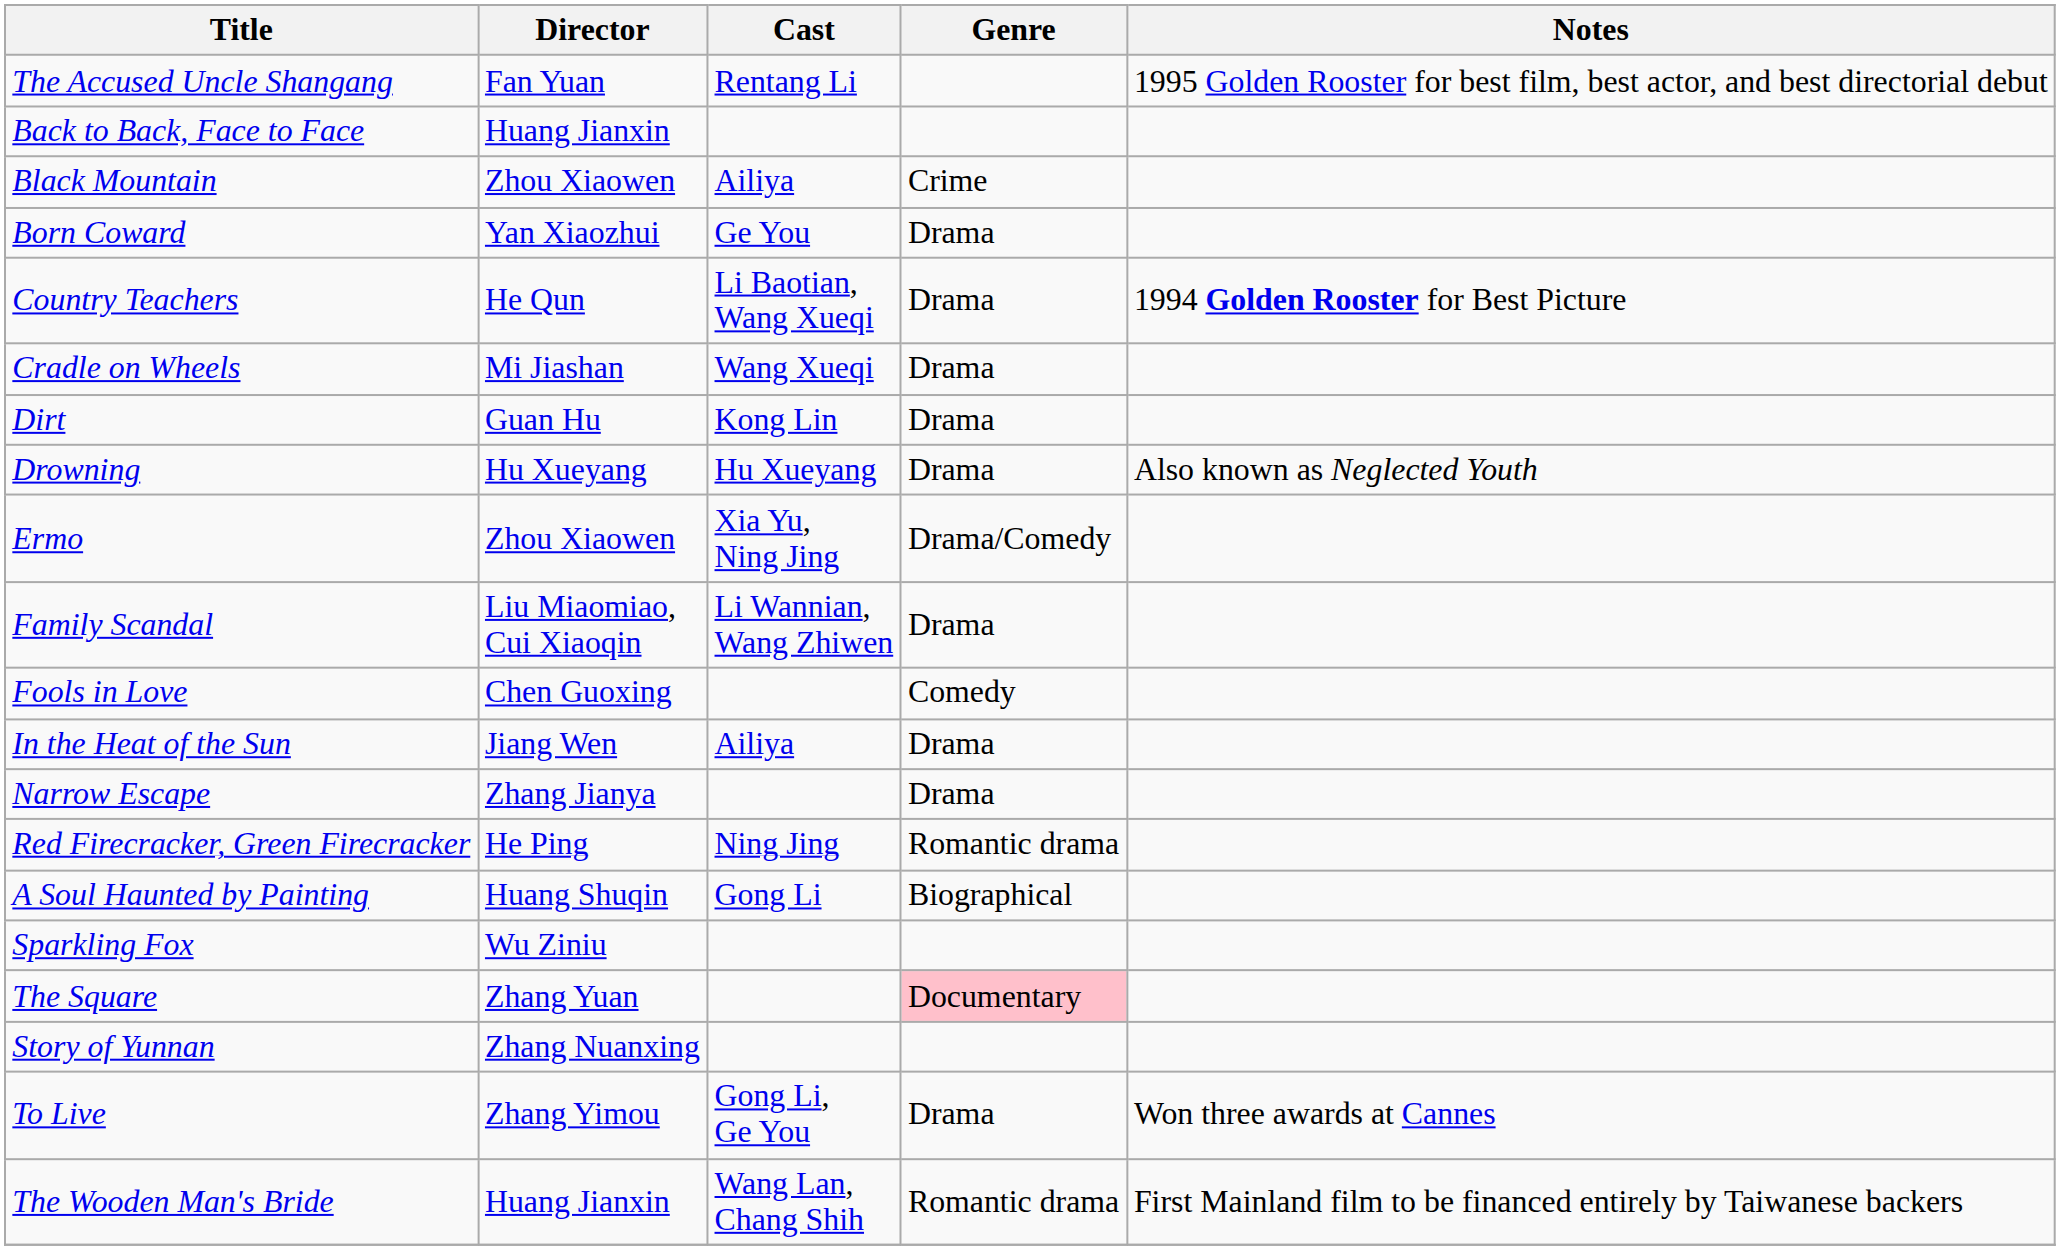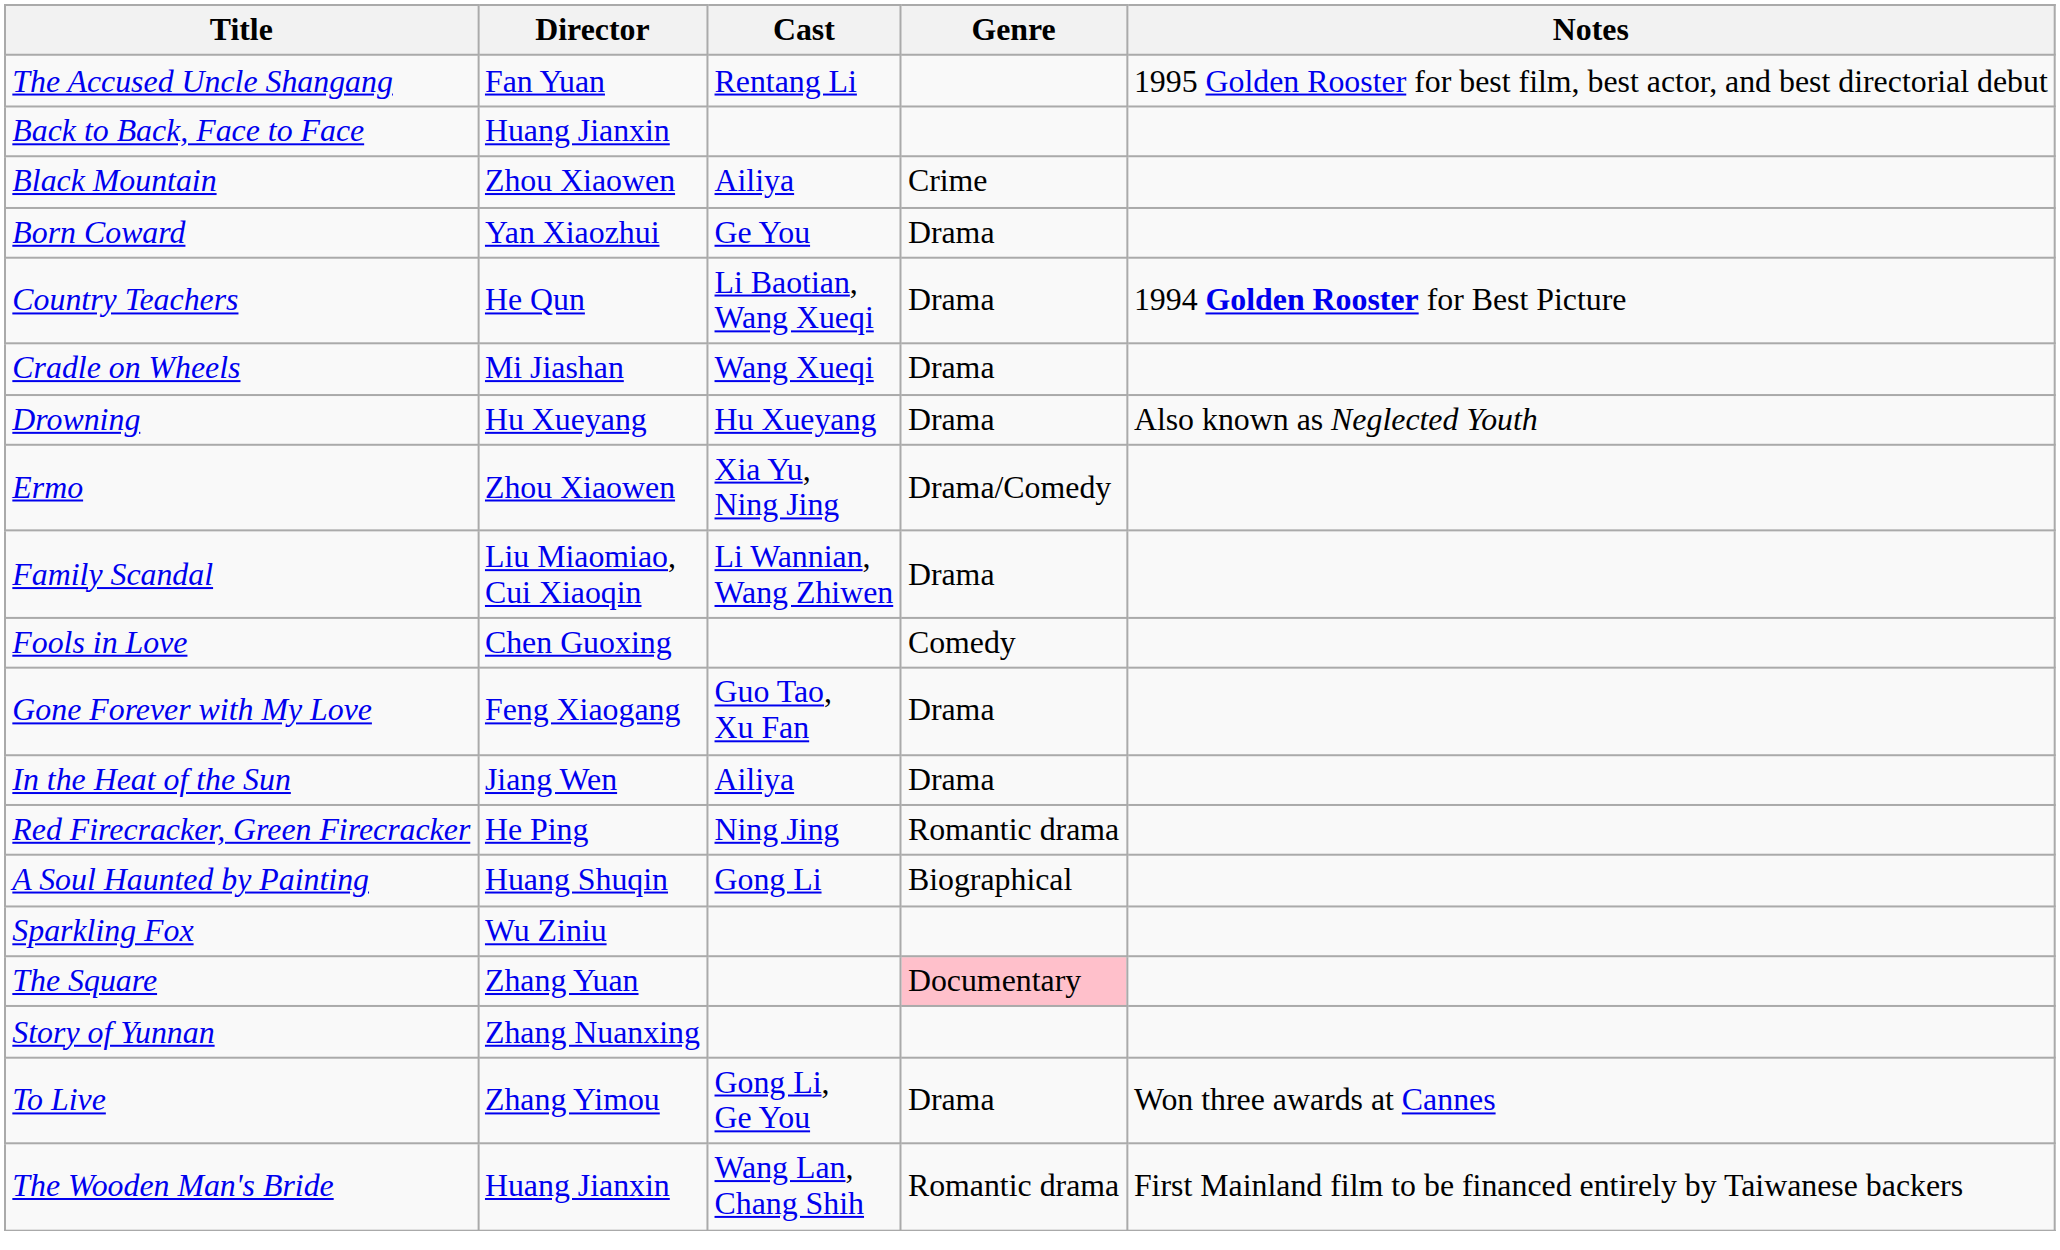- row: (39, 419)
+ row: (192, 710)
- row: (111, 793)
